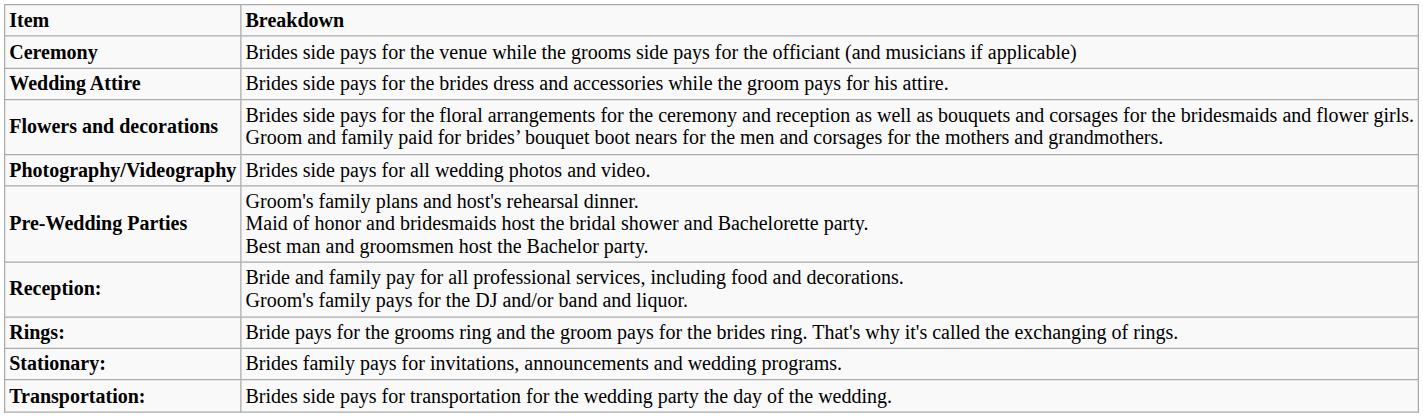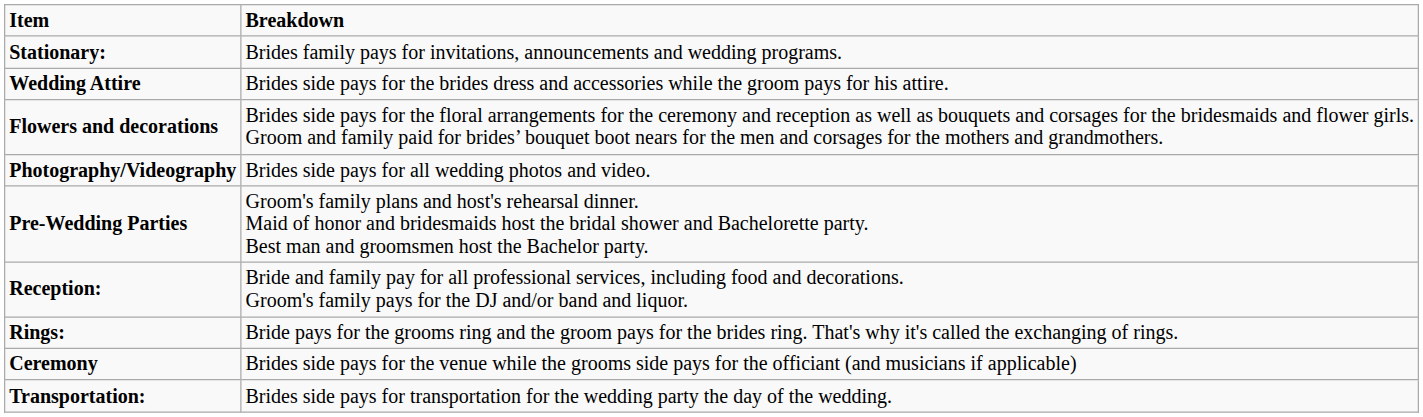rows swapped: (53, 52) <-> (58, 364)
